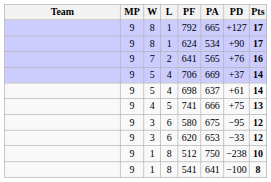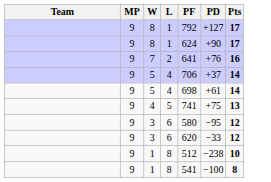- column: (212, 12)
